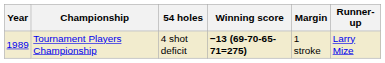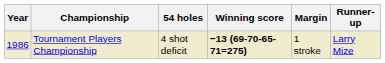(18, 44) 1989 -> (18, 44) 1986
